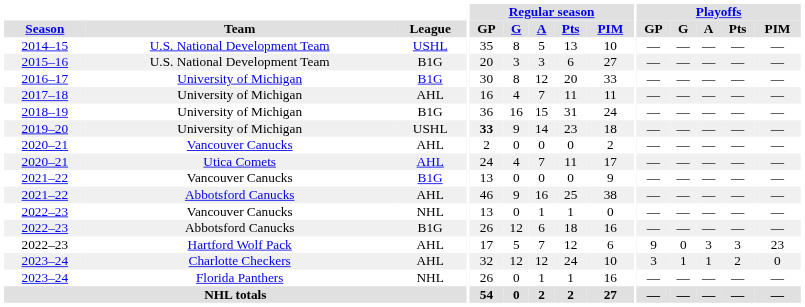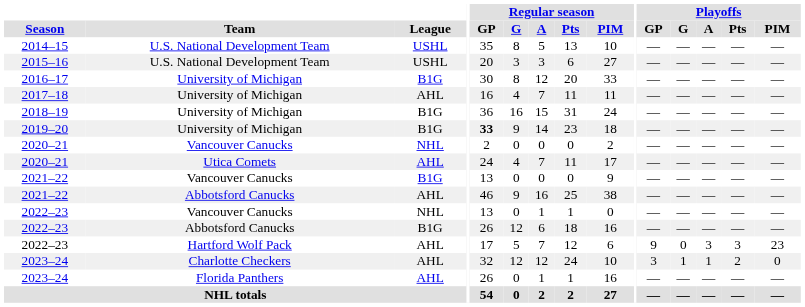(430, 62) B1G -> (430, 62) USHL
(430, 128) USHL -> (430, 128) B1G
(430, 145) AHL -> (430, 145) NHL
(430, 277) NHL -> (430, 277) AHL
